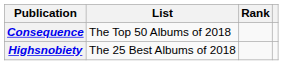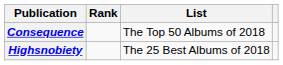columns swapped: (162, 13) <-> (255, 13)
